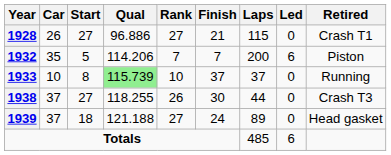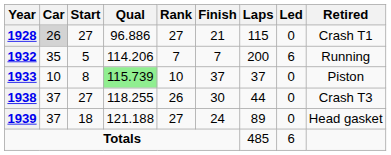(54, 35) no background -> (54, 35) lightgrey background
(346, 56) Piston -> (346, 56) Running
(346, 77) Running -> (346, 77) Piston
